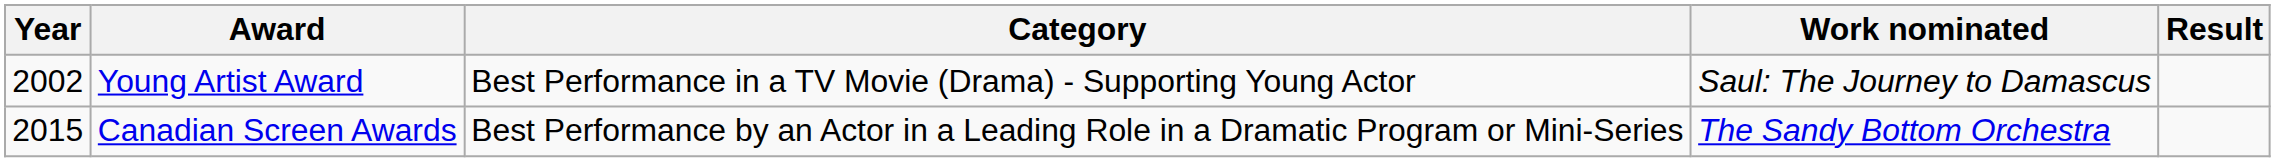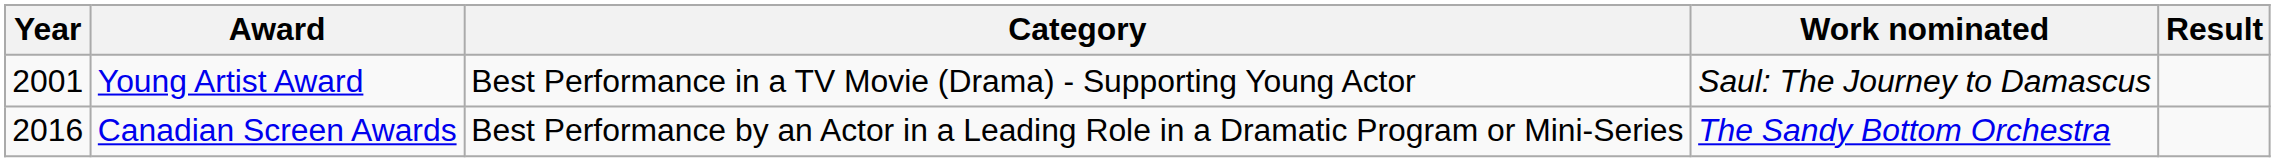(48, 80) 2002 -> (48, 80) 2001
(48, 130) 2015 -> (48, 130) 2016
